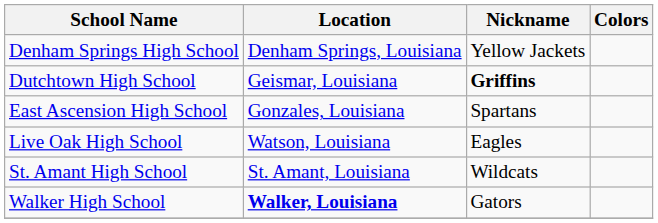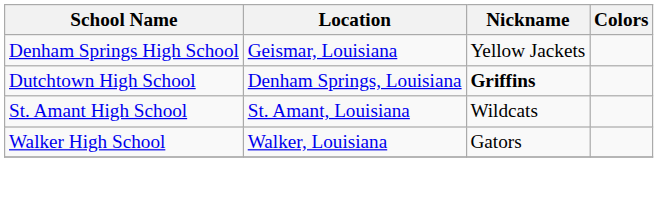(355, 50) Denham Springs, Louisiana -> (323, 50) Geismar, Louisiana
(323, 80) Geismar, Louisiana -> (355, 80) Denham Springs, Louisiana
- row: (118, 111)
- row: (96, 141)
(323, 202) bold -> (317, 141) normal
